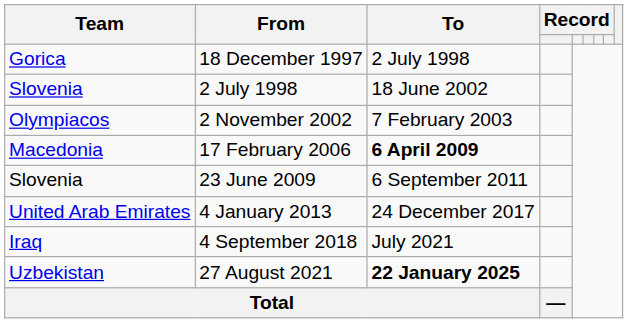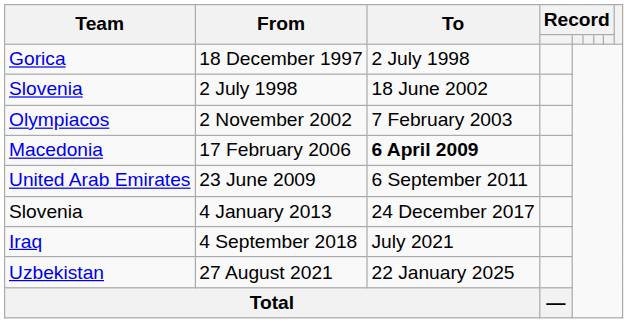(46, 180) Slovenia -> (100, 180) United Arab Emirates
(100, 211) United Arab Emirates -> (46, 211) Slovenia
(446, 272) bold -> (443, 272) normal
